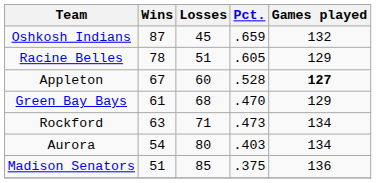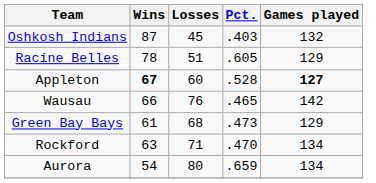(249, 37) .659 -> (241, 37) .403
(157, 80) normal -> (149, 80) bold
+ row: (67, 102)
(249, 102) .470 -> (241, 123) .473
(249, 123) .473 -> (241, 145) .470
(249, 145) .403 -> (241, 167) .659
- row: (71, 167)
